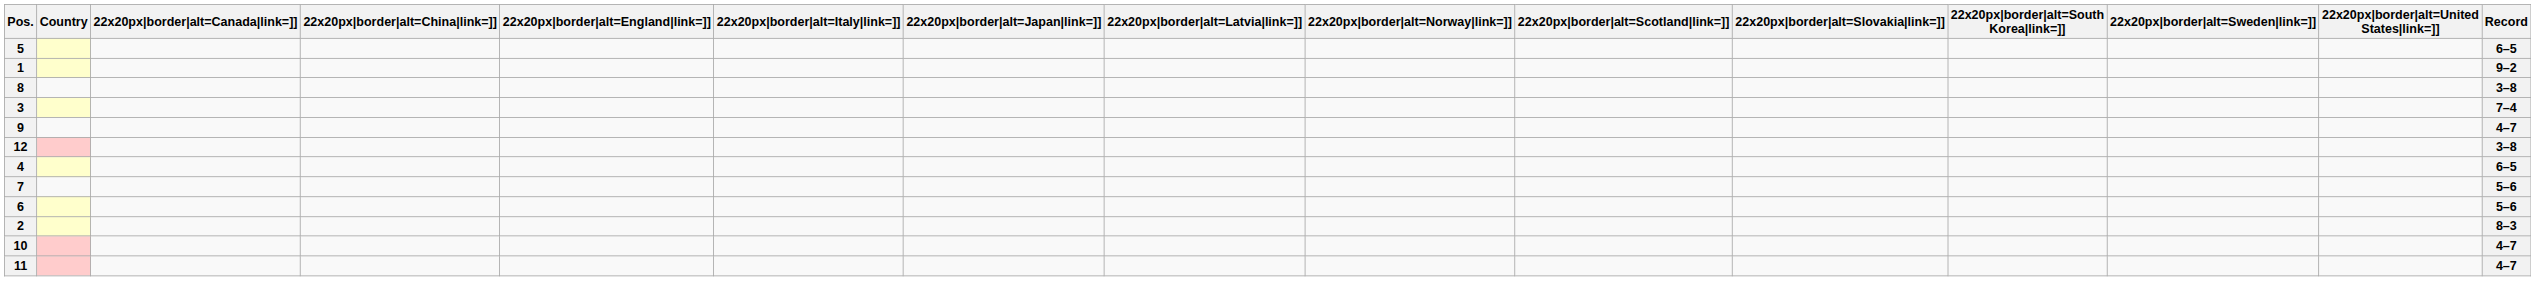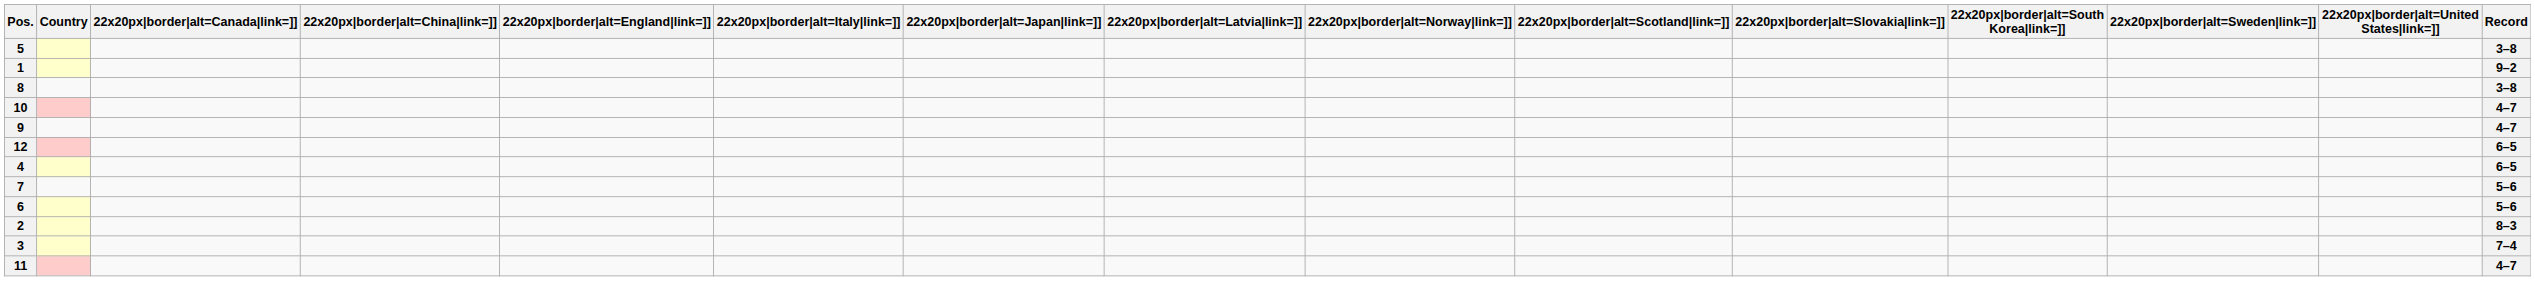(2506, 48) 6–5 -> (2506, 48) 3–8
rows swapped: (21, 246) <-> (21, 108)
(2506, 147) 3–8 -> (2506, 147) 6–5
